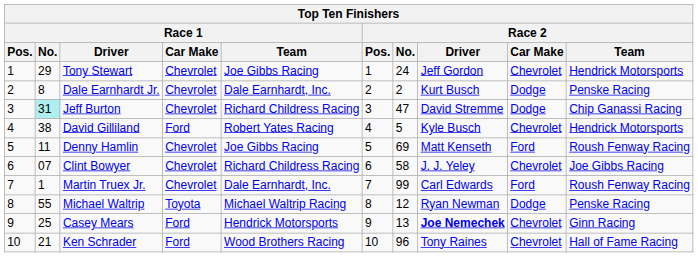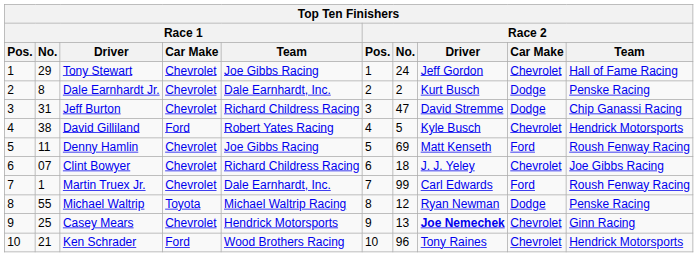(626, 71) Hendrick Motorsports -> (624, 71) Hall of Fame Racing
(45, 109) paleturquoise background -> (45, 109) no background
(403, 166) 58 -> (403, 166) 18
(177, 223) Ford -> (191, 223) Chevrolet
(624, 242) Hall of Fame Racing -> (626, 242) Hendrick Motorsports
